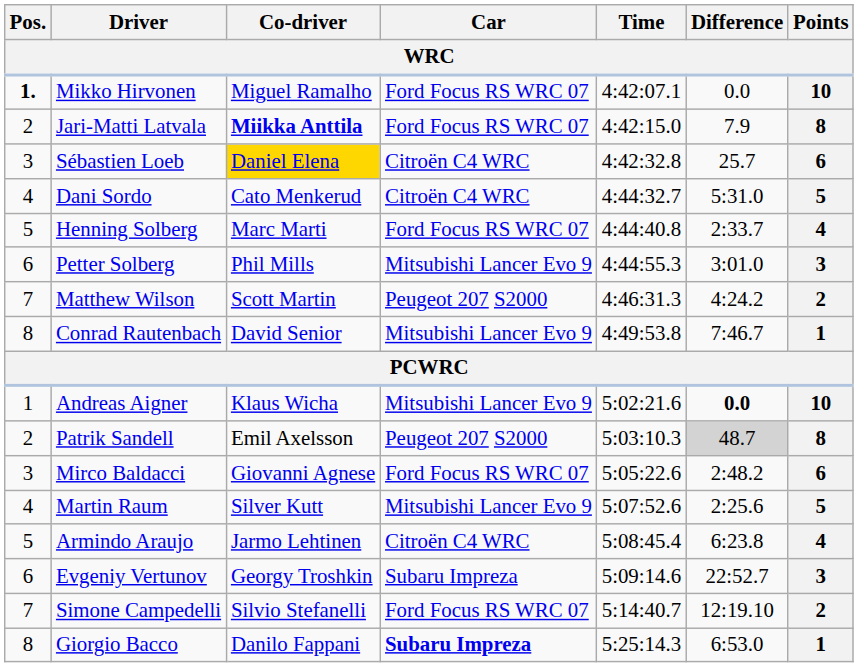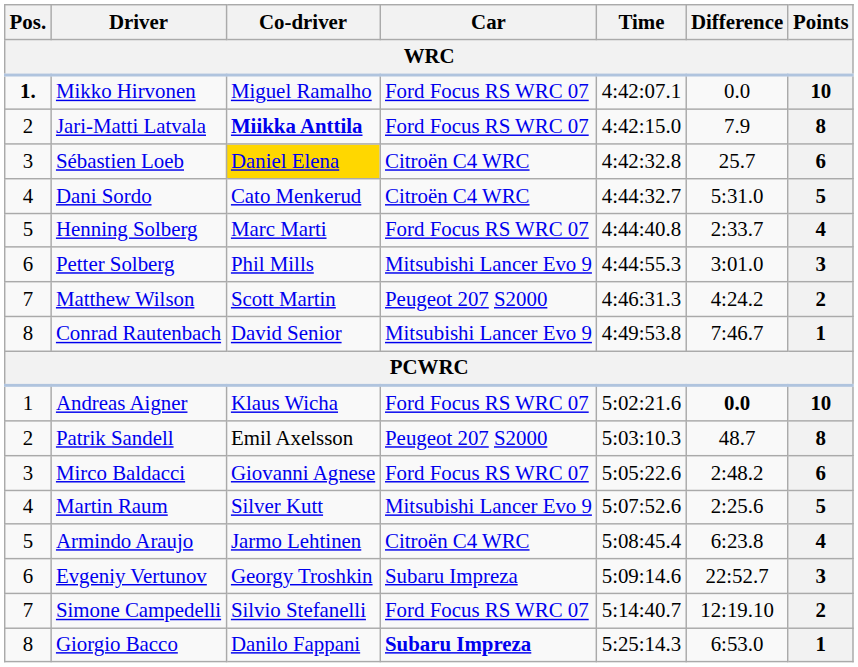(488, 403) Mitsubishi Lancer Evo 9 -> (487, 403) Ford Focus RS WRC 07
(737, 438) lightgrey background -> (737, 438) no background
